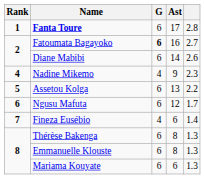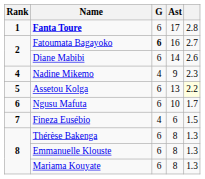(192, 89) no background -> (192, 89) lightyellow background
(175, 105) 12 -> (175, 105) 10
(192, 120) 1.4 -> (192, 120) 1.5
(175, 166) 6 -> (175, 166) 8
